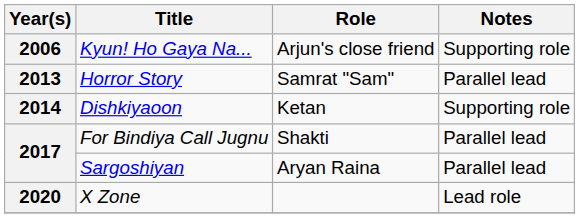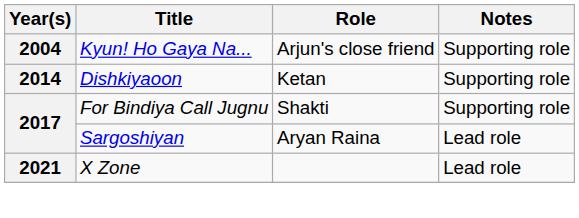(40, 49) 2006 -> (40, 49) 2004
- row: (131, 78)
(495, 138) Parallel lead -> (507, 108) Supporting role
(495, 167) Parallel lead -> (482, 138) Lead role
(40, 197) 2020 -> (40, 167) 2021
